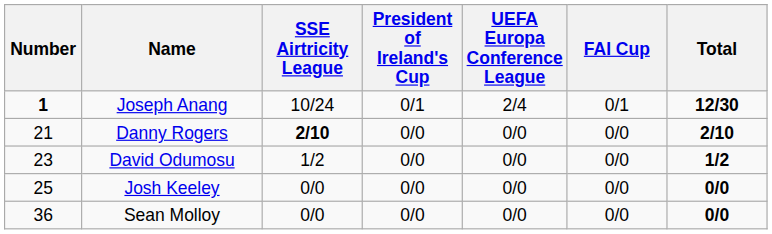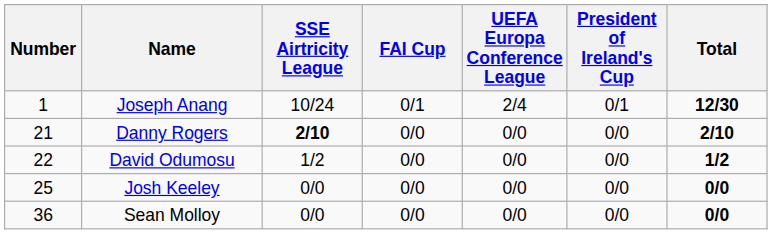columns swapped: (617, 48) <-> (413, 48)
(43, 105) bold -> (43, 105) normal
(43, 160) 23 -> (43, 160) 22
